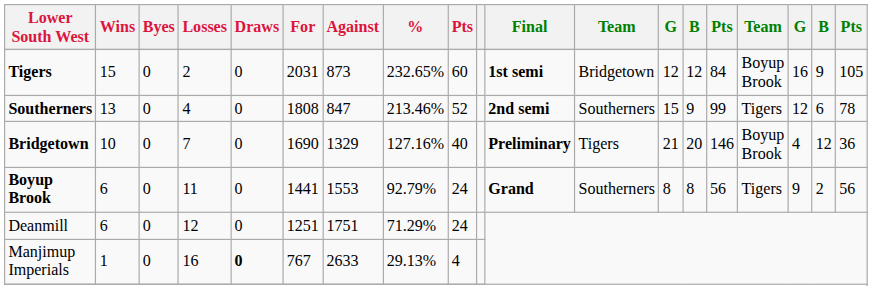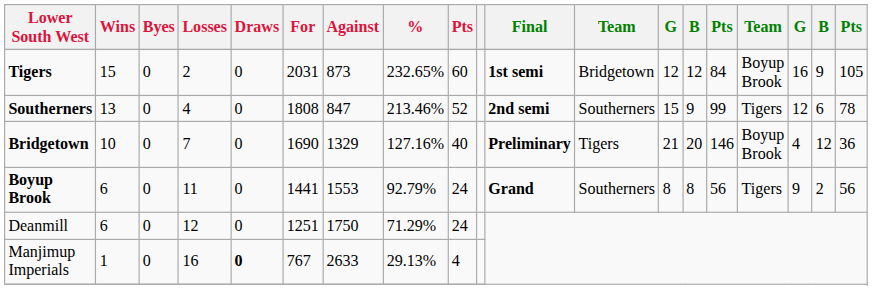(342, 225) 1751 -> (342, 225) 1750
